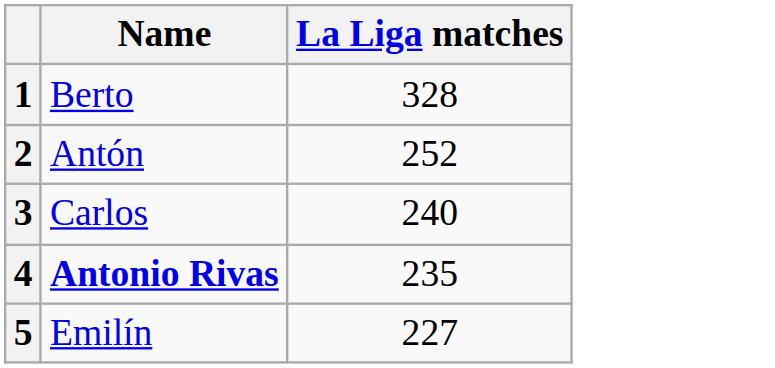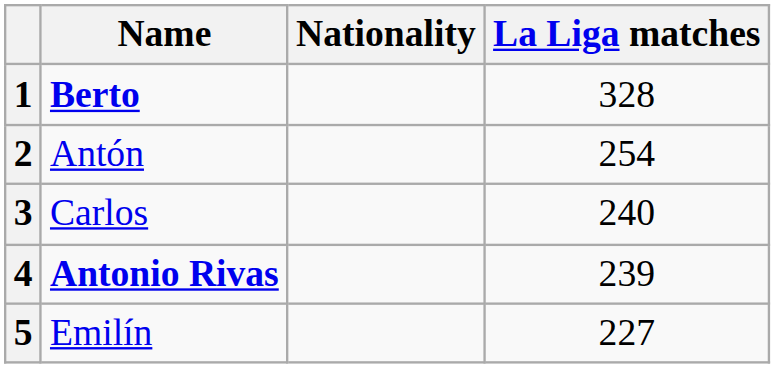+ column: (386, 34)
(92, 93) normal -> (95, 93) bold
(430, 153) 252 -> (627, 153) 254
(430, 272) 235 -> (627, 272) 239
